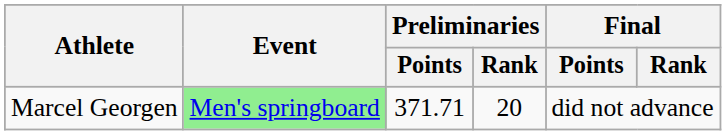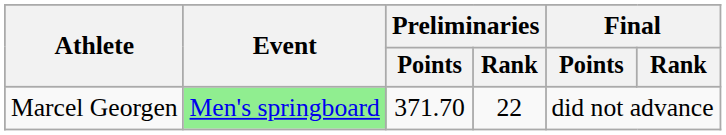(430, 108) 371.71 -> (430, 108) 371.70
(509, 108) 20 -> (509, 108) 22
